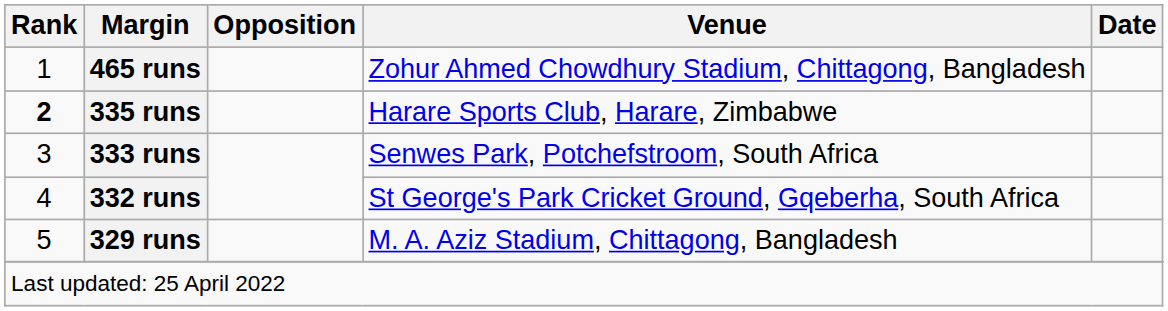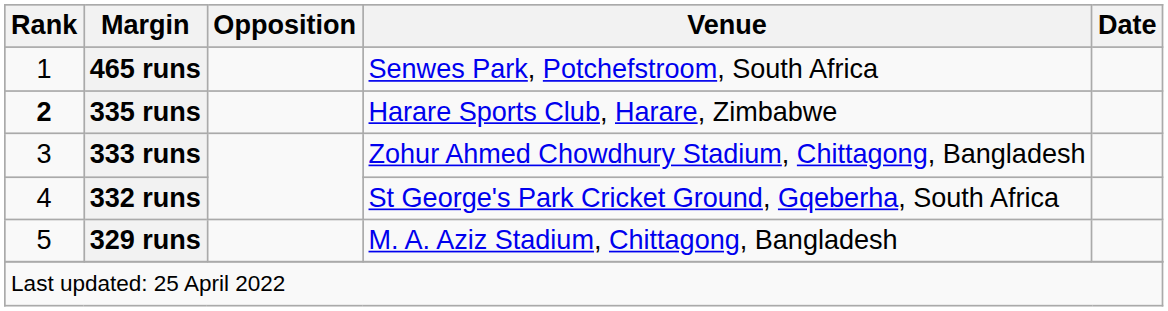(727, 68) Zohur Ahmed Chowdhury Stadium, Chittagong, Bangladesh -> (623, 68) Senwes Park, Potchefstroom, South Africa
(623, 154) Senwes Park, Potchefstroom, South Africa -> (727, 154) Zohur Ahmed Chowdhury Stadium, Chittagong, Bangladesh
